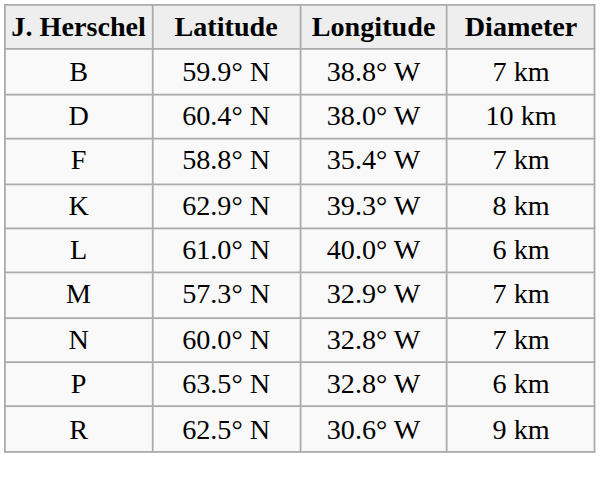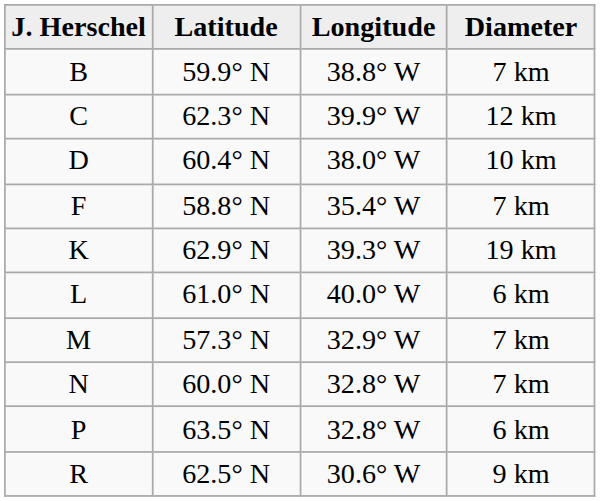+ row: (79, 116)
(521, 205) 8 km -> (521, 250) 19 km
